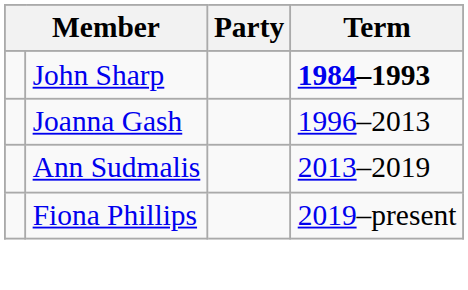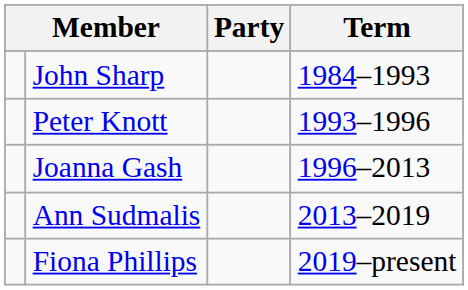(364, 74) bold -> (364, 74) normal
+ row: (100, 121)
